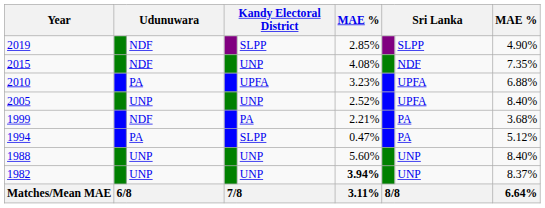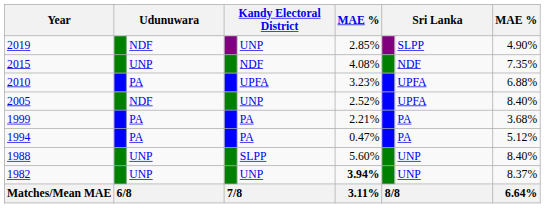(253, 45) SLPP -> (251, 45) UNP
(141, 63) NDF -> (141, 63) UNP
(251, 63) UNP -> (251, 63) NDF
(141, 100) UNP -> (141, 100) NDF
(141, 119) NDF -> (136, 119) PA
(253, 138) SLPP -> (247, 138) PA
(251, 156) UNP -> (253, 156) SLPP
